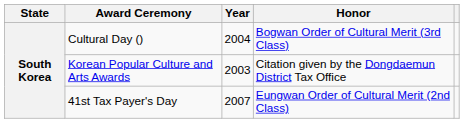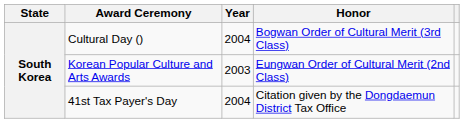(345, 70) Citation given by the Dongdaemun District Tax Office -> (353, 70) Eungwan Order of Cultural Merit (2nd Class)
(237, 102) 2007 -> (237, 102) 2004
(353, 102) Eungwan Order of Cultural Merit (2nd Class) -> (345, 102) Citation given by the Dongdaemun District Tax Office
